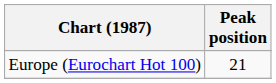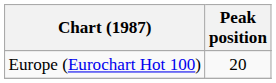(238, 64) 21 -> (238, 64) 20
